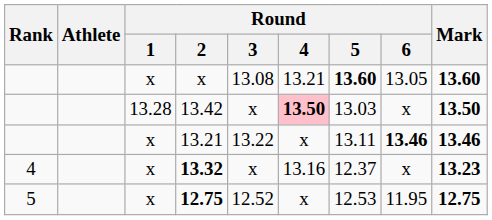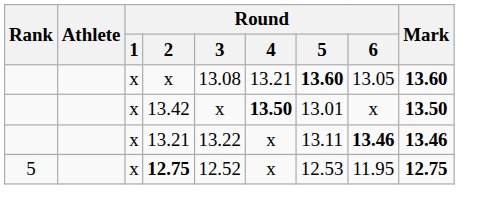(150, 109) 13.28 -> (134, 109) x
(304, 109) pink background -> (271, 109) no background
(355, 109) 13.03 -> (322, 109) 13.01
- row: (202, 169)
